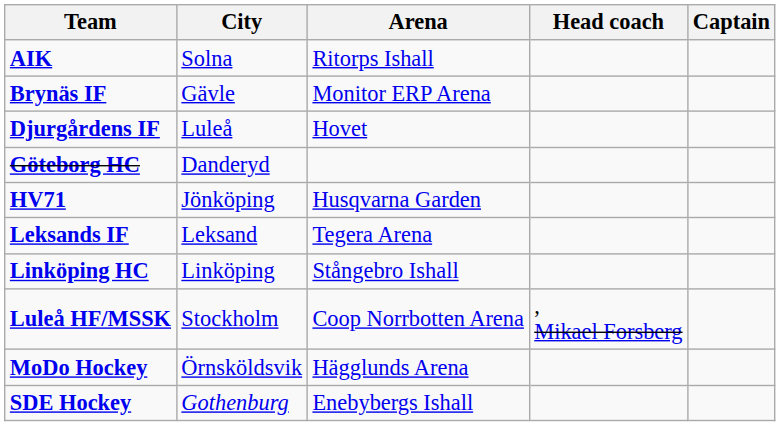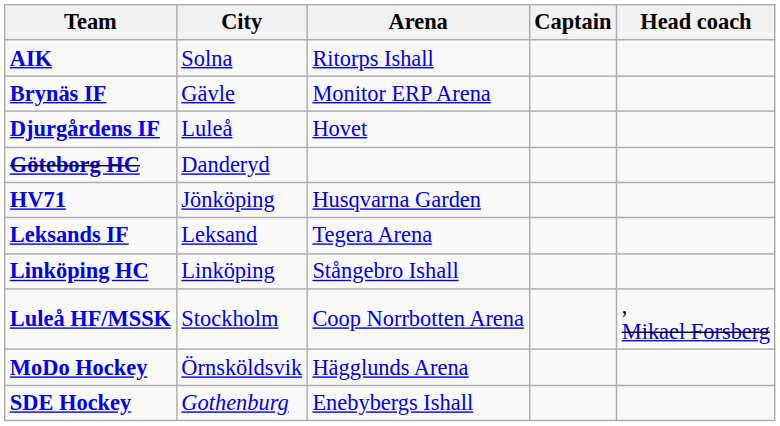columns swapped: (608, 22) <-> (731, 22)
